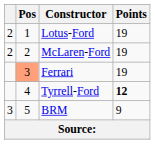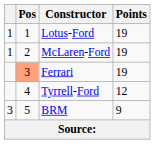(10, 33) 2 -> (10, 33) 1
(10, 52) 2 -> (10, 52) 1
(122, 91) bold -> (122, 91) normal
